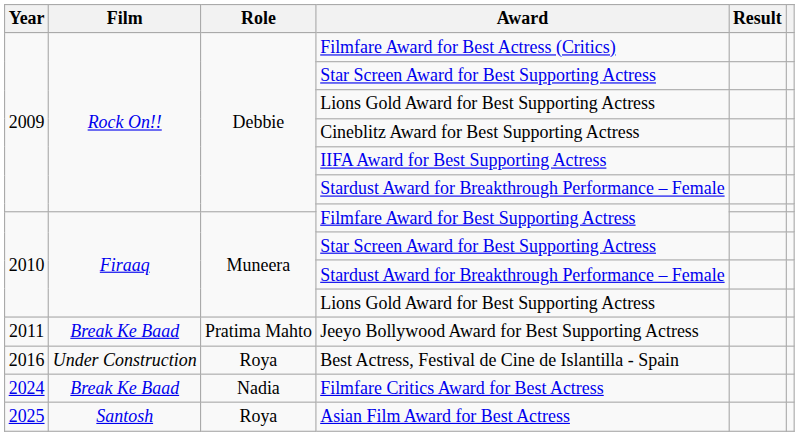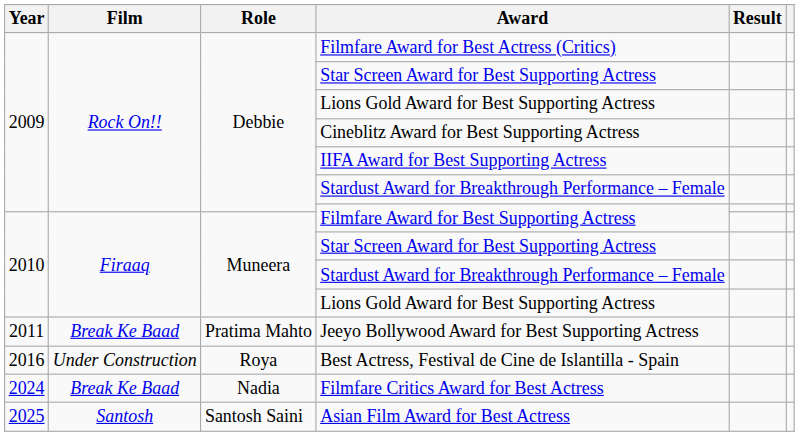(258, 416) Roya -> (254, 416) Santosh Saini
